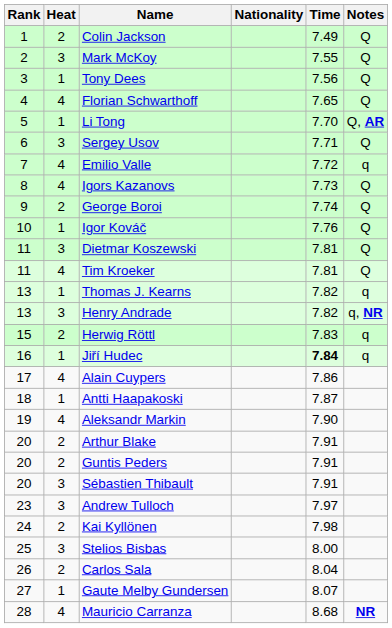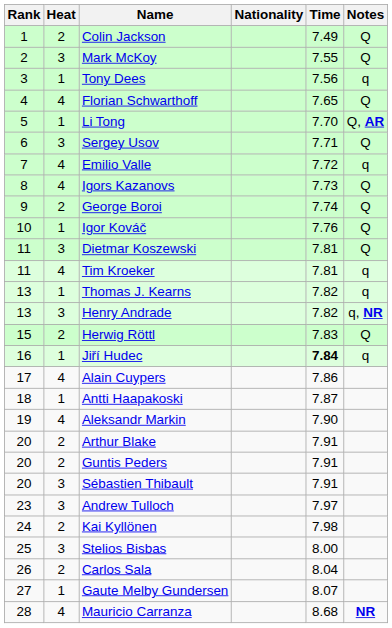(365, 79) Q -> (365, 79) q
(365, 270) Q -> (365, 270) q
(365, 334) q -> (365, 334) Q
